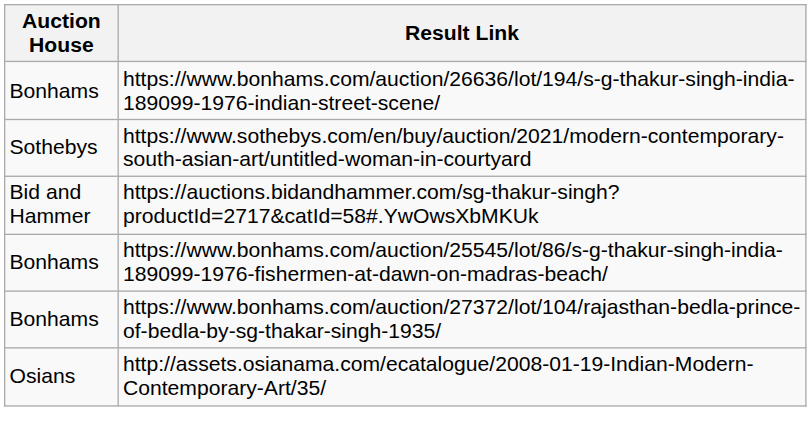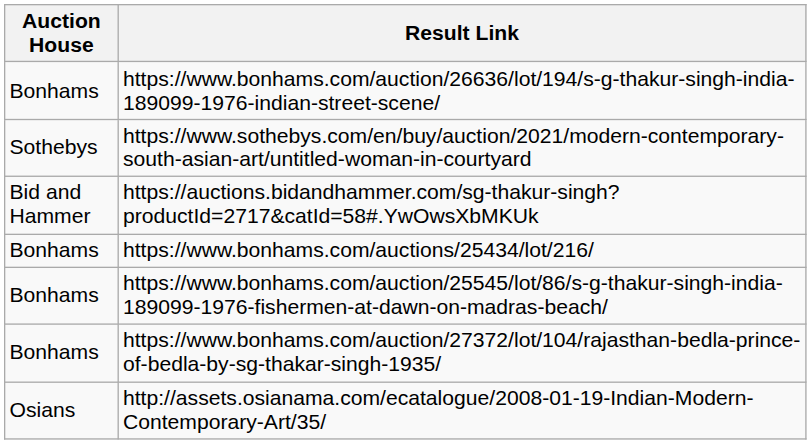+ row: (358, 250)
